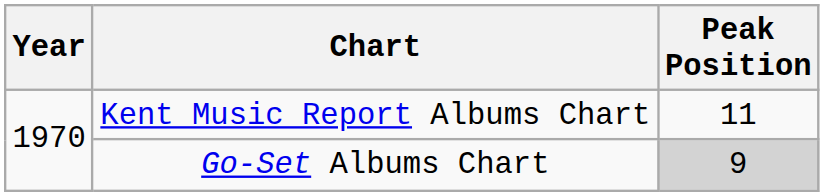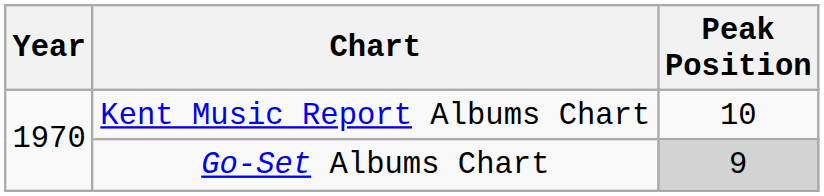(738, 115) 11 -> (738, 115) 10
